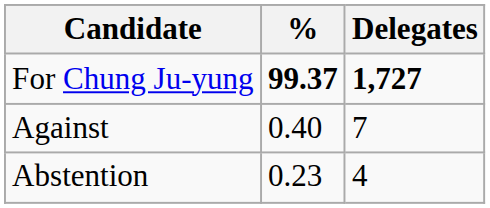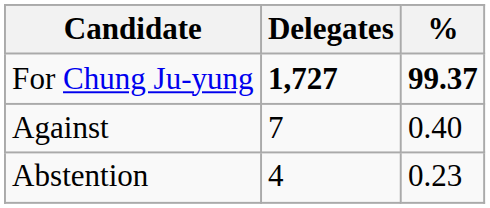columns swapped: (415, 29) <-> (303, 29)
